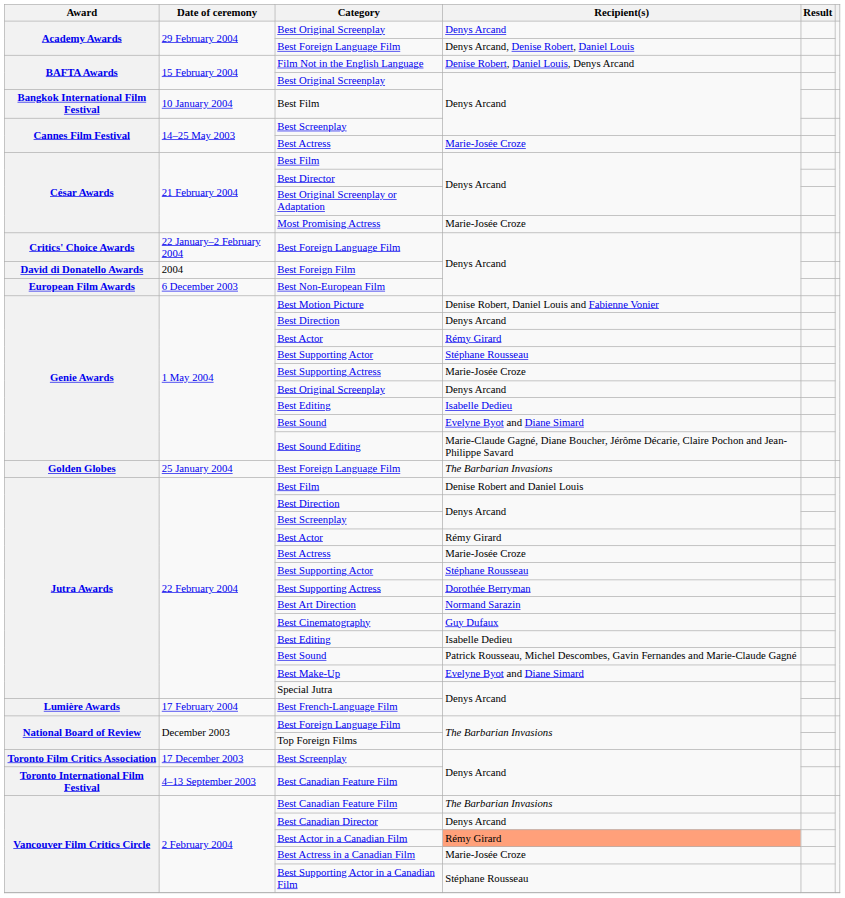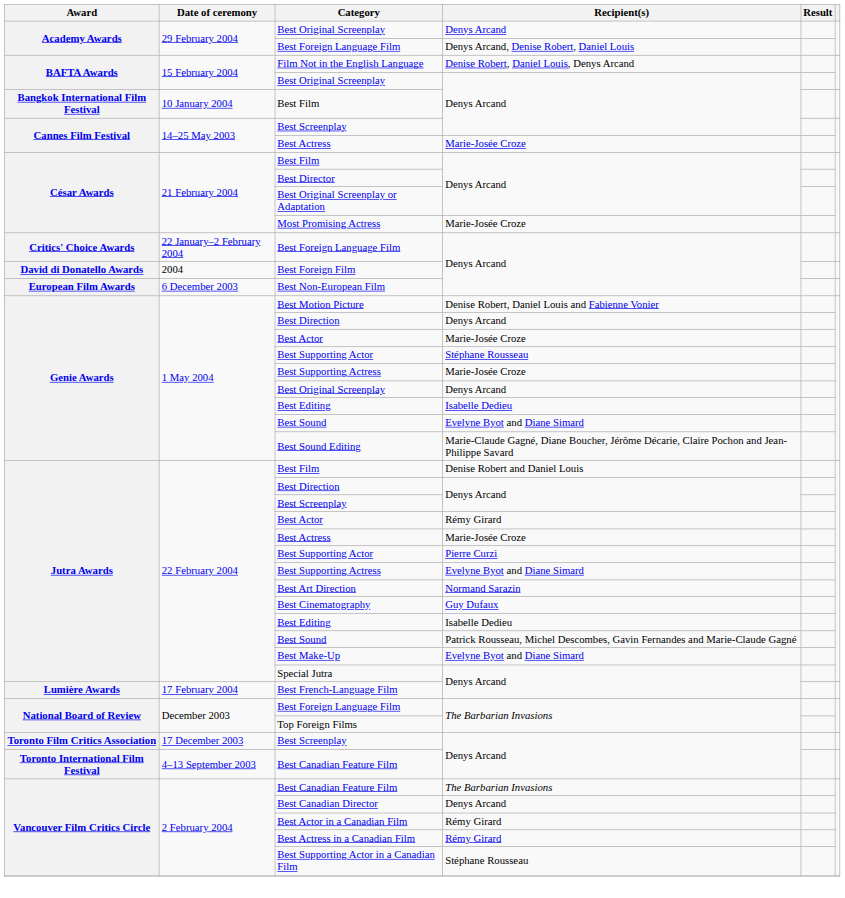(473, 338) Rémy Girard -> (486, 338) Marie-Josée Croze
- row: (82, 469)
(487, 571) Stéphane Rousseau -> (471, 554) Pierre Curzi
(488, 588) Dorothée Berryman -> (515, 571) Evelyne Byot and Diane Simard
(473, 838) lightsalmon background -> (473, 821) no background
(486, 855) Marie-Josée Croze -> (473, 838) Rémy Girard
